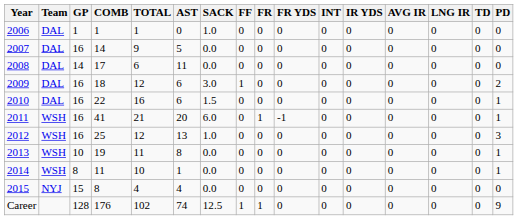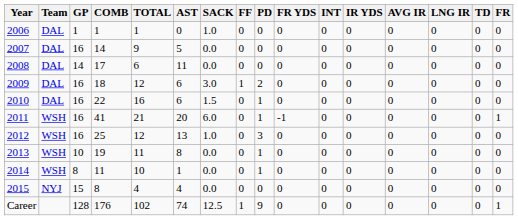columns swapped: (265, 13) <-> (503, 13)
